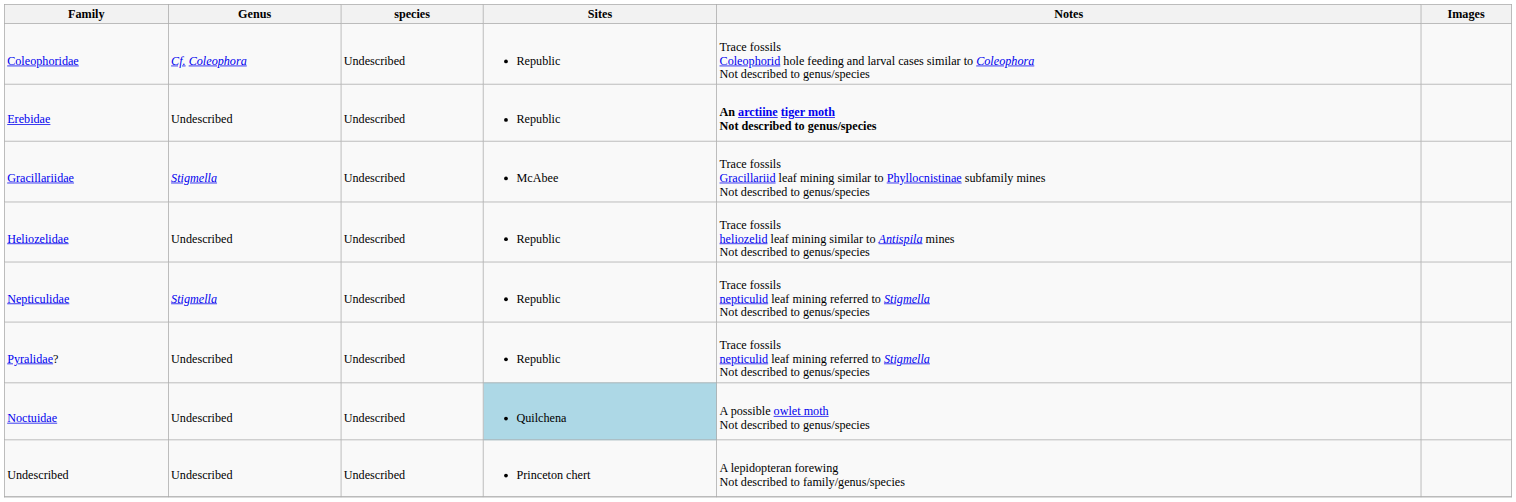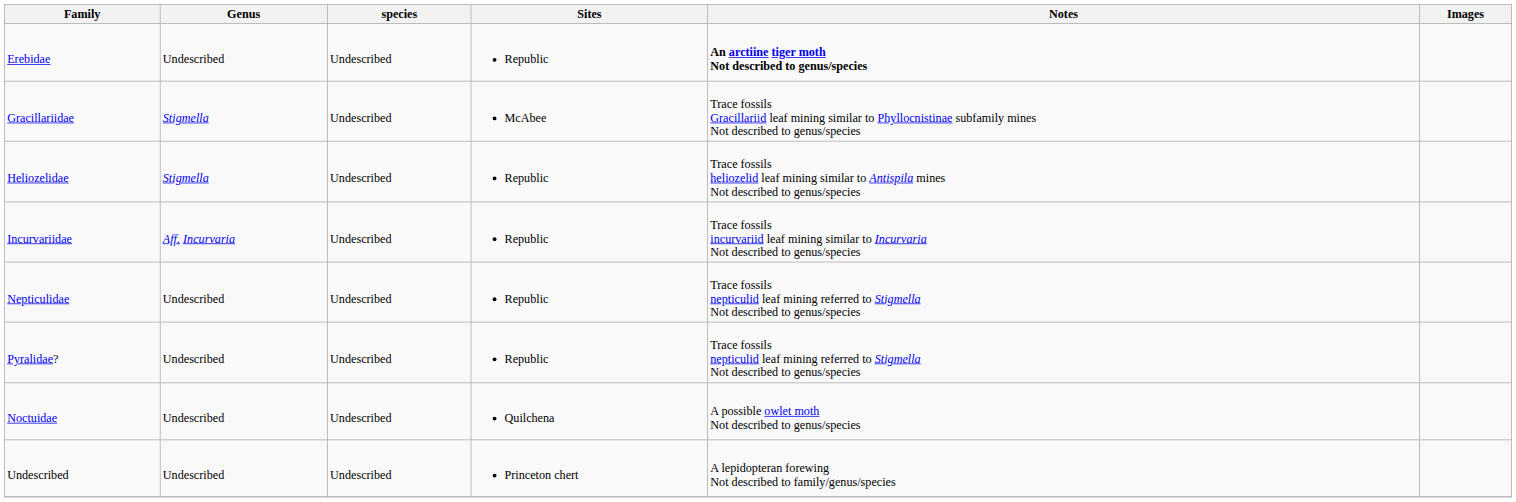- row: (43, 60)
(202, 238) Undescribed -> (186, 178) Stigmella
+ row: (40, 238)
(194, 299) Stigmella -> (194, 299) Undescribed
(600, 418) lightblue background -> (589, 418) no background
